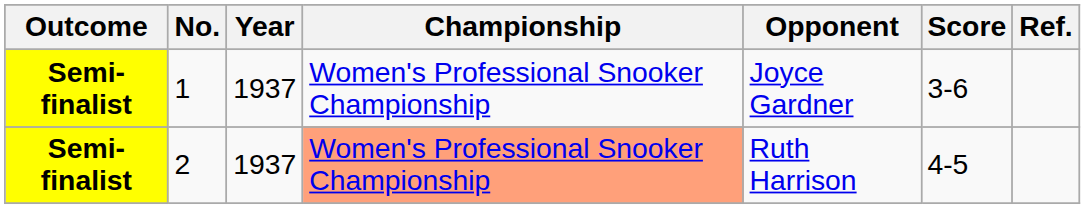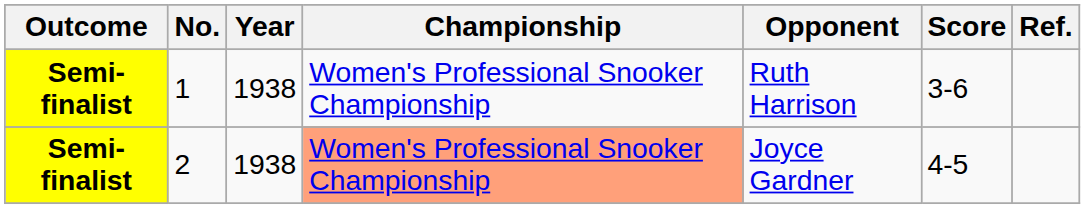(265, 87) 1937 -> (265, 87) 1938
(802, 87) Joyce Gardner -> (803, 87) Ruth Harrison
(265, 164) 1937 -> (265, 164) 1938
(803, 164) Ruth Harrison -> (802, 164) Joyce Gardner
